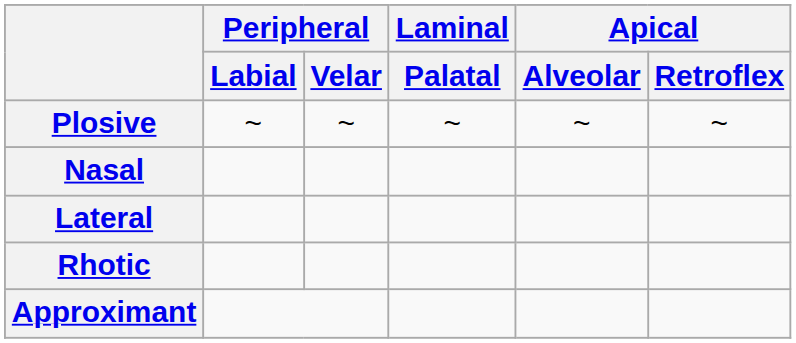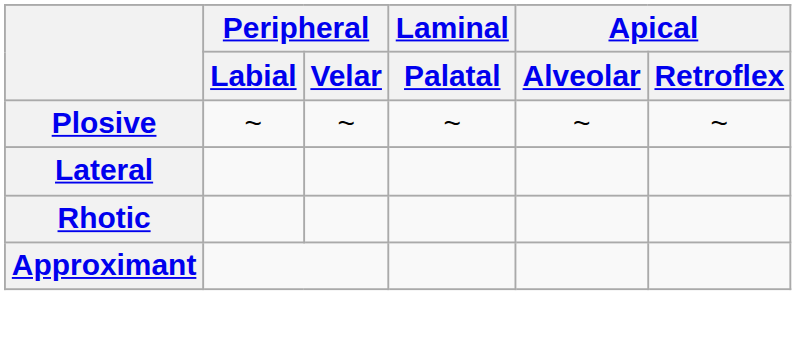- row: (104, 170)
